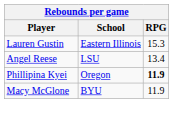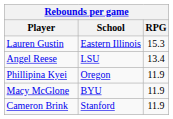(156, 75) bold -> (156, 75) normal
+ row: (37, 106)
